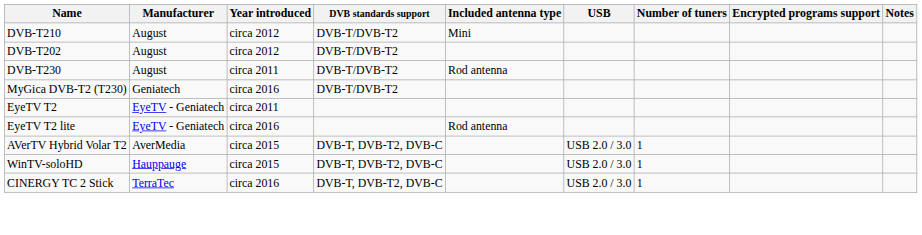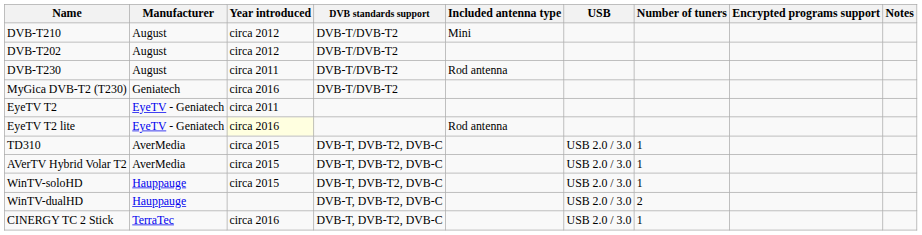(254, 126) no background -> (254, 126) lightyellow background
+ row: (24, 145)
+ row: (45, 201)
